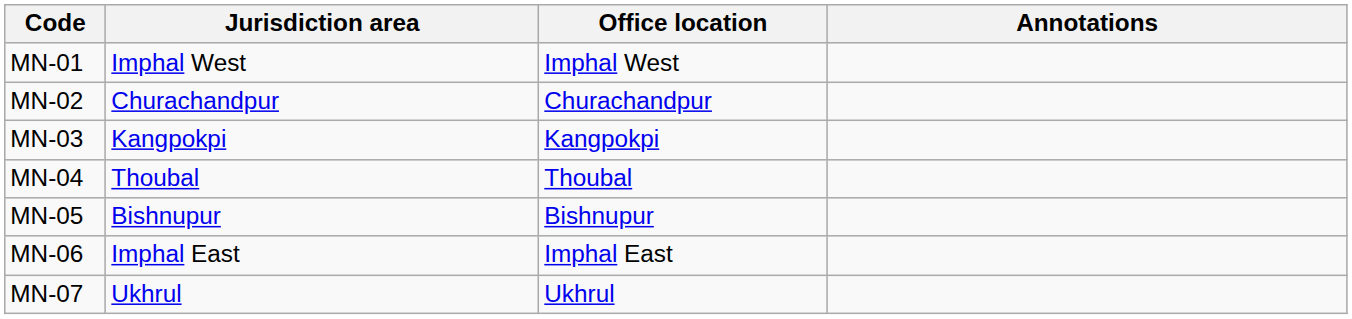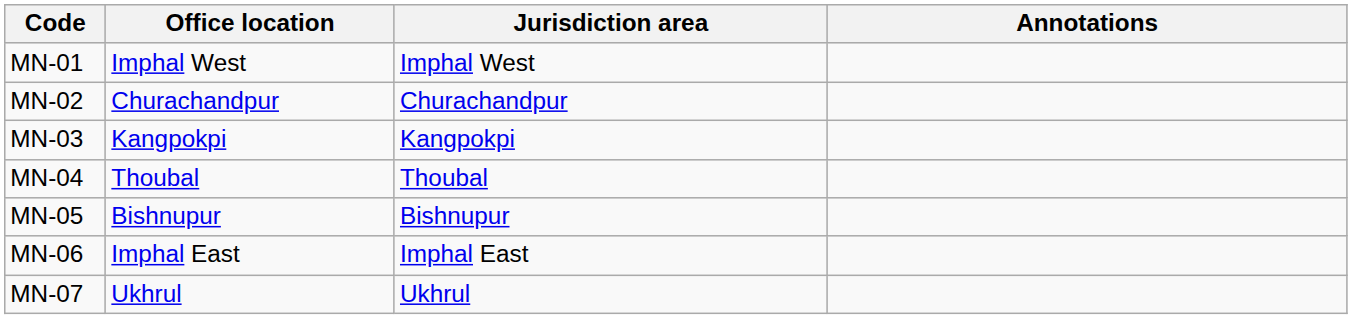columns swapped: (683, 23) <-> (322, 23)
